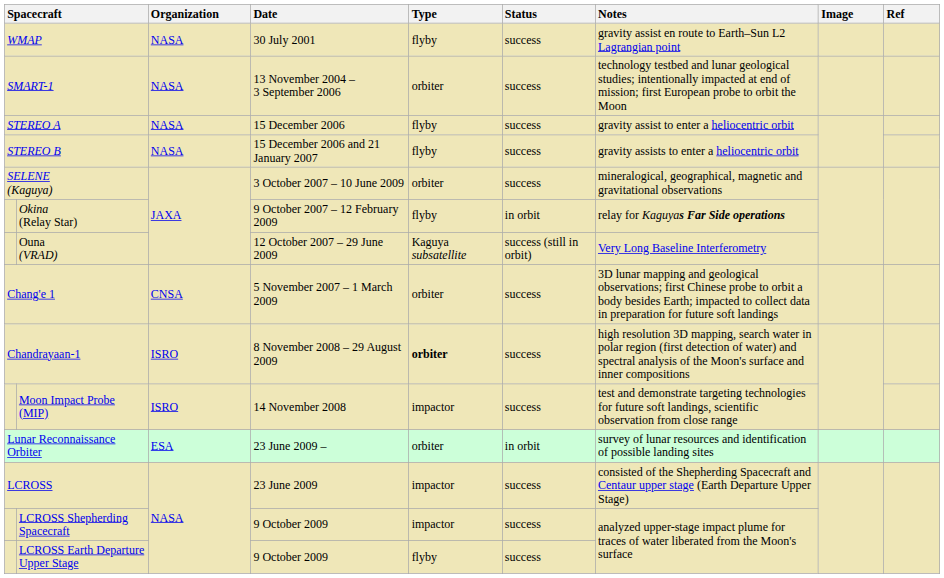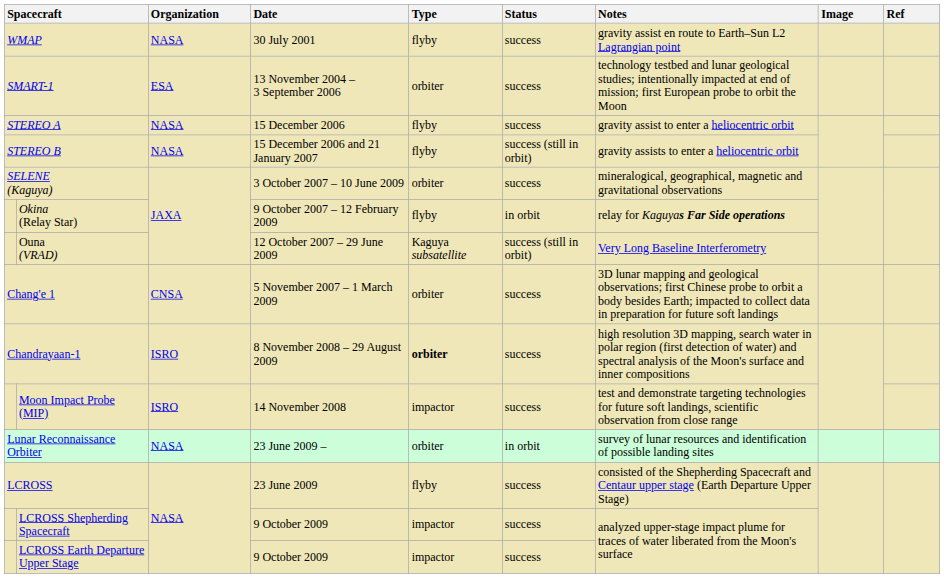(167, 85) NASA -> (162, 85) ESA
(523, 150) success -> (542, 150) success (still in orbit)
(162, 446) ESA -> (167, 446) NASA
(433, 485) impactor -> (424, 485) flyby
(424, 557) flyby -> (433, 557) impactor
